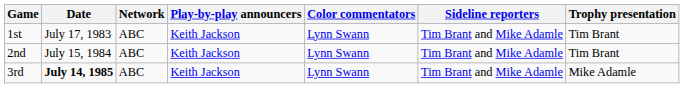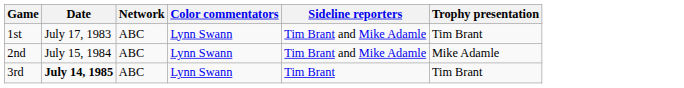- column: (236, 14)
(594, 53) Tim Brant -> (466, 53) Mike Adamle
(492, 72) Tim Brant and Mike Adamle -> (310, 72) Tim Brant
(602, 72) Mike Adamle -> (457, 72) Tim Brant
